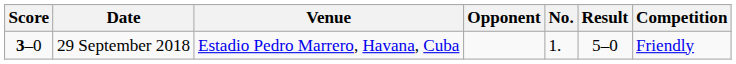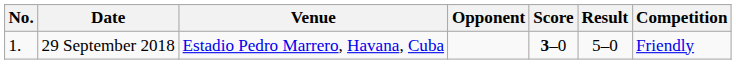columns swapped: (561, 18) <-> (29, 18)
